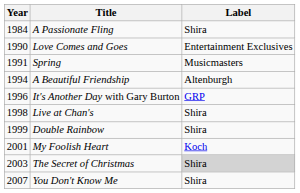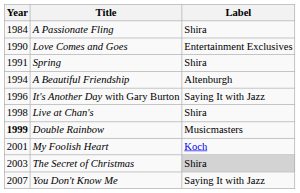(214, 63) Musicmasters -> (195, 63) Shira
(195, 96) GRP -> (225, 96) Saying It with Jazz
(17, 130) normal -> (17, 130) bold
(195, 130) Shira -> (214, 130) Musicmasters
(195, 180) Shira -> (225, 180) Saying It with Jazz
